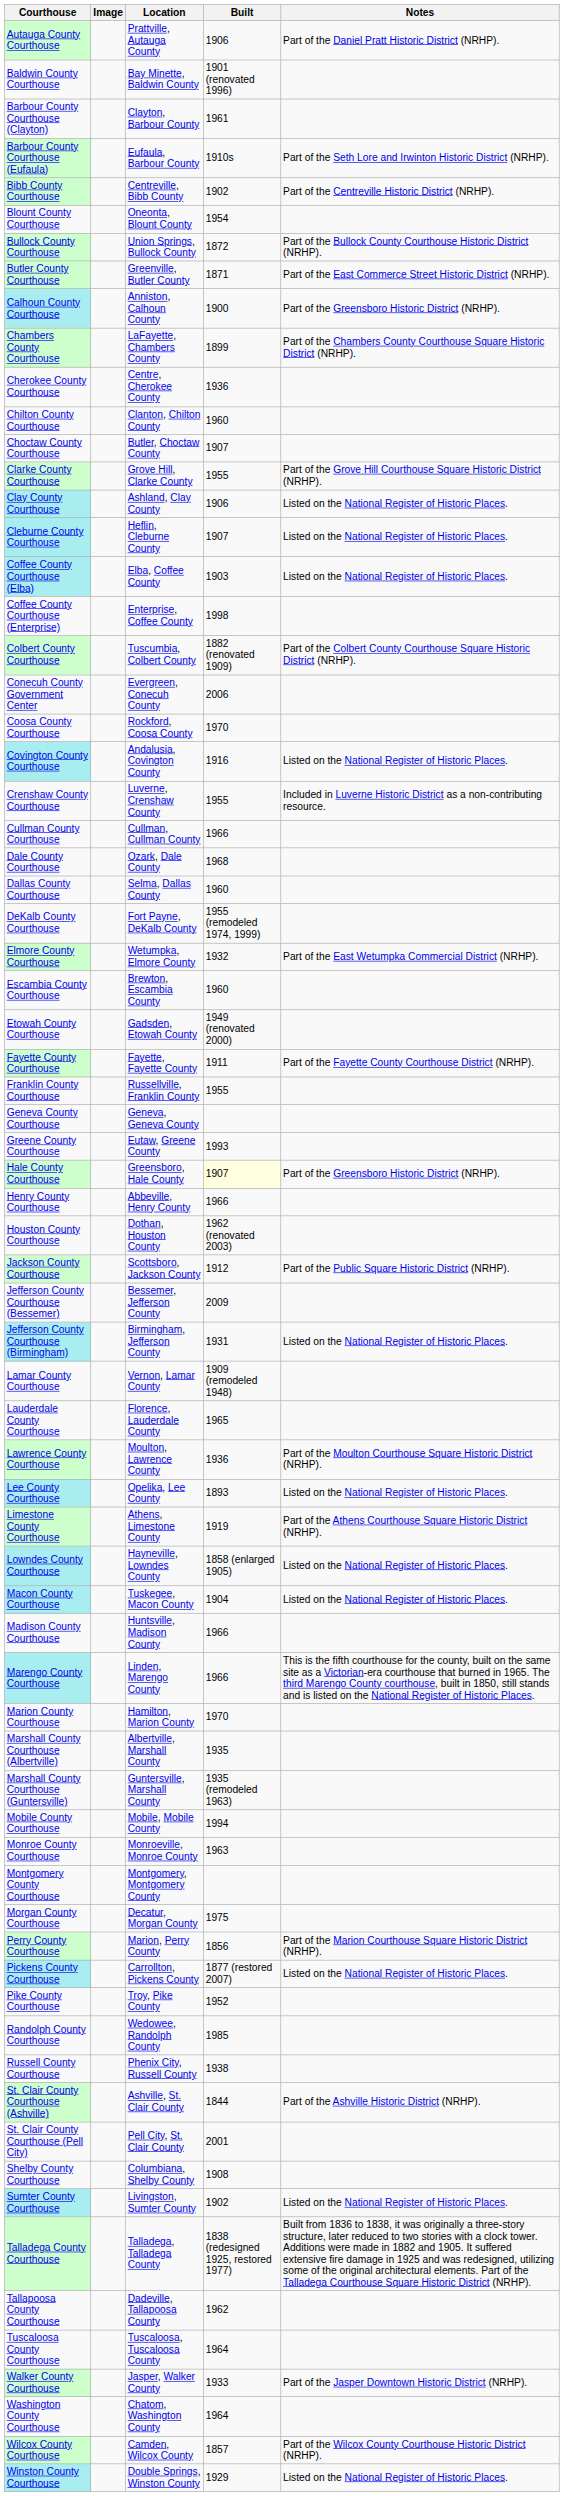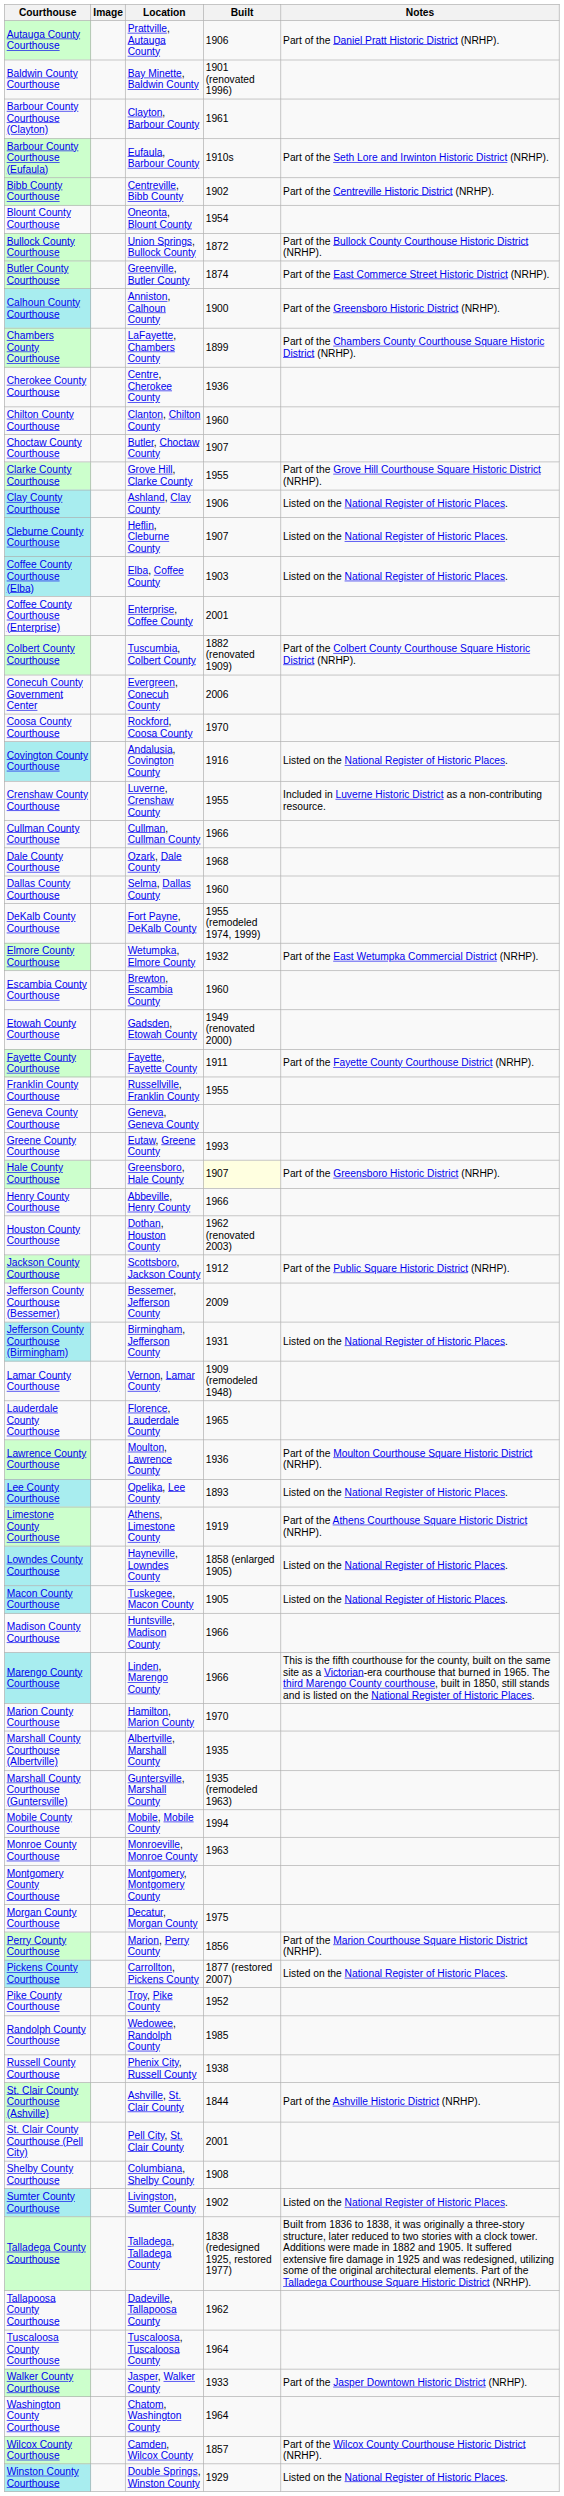(217, 275) 1871 -> (217, 275) 1874
(217, 615) 1998 -> (217, 615) 2001
(217, 1599) 1904 -> (217, 1599) 1905
